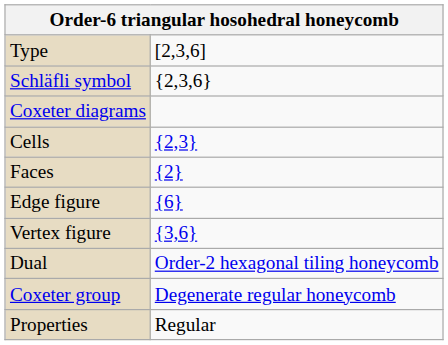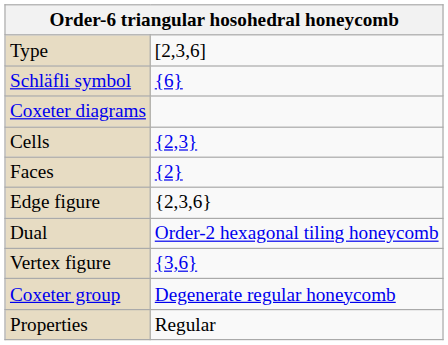(183, 80) {2,3,6} -> (169, 80) {6}
(169, 202) {6} -> (183, 202) {2,3,6}
rows swapped: (60, 233) <-> (29, 263)
